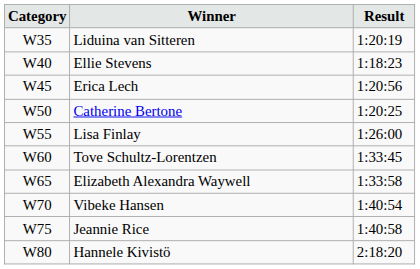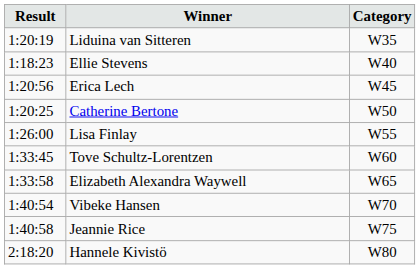columns swapped: (37, 16) <-> (384, 16)
